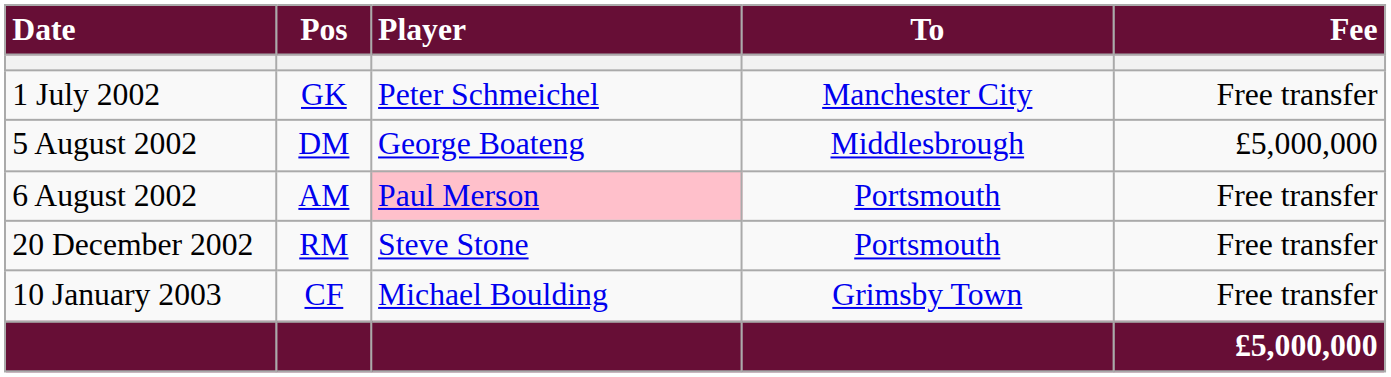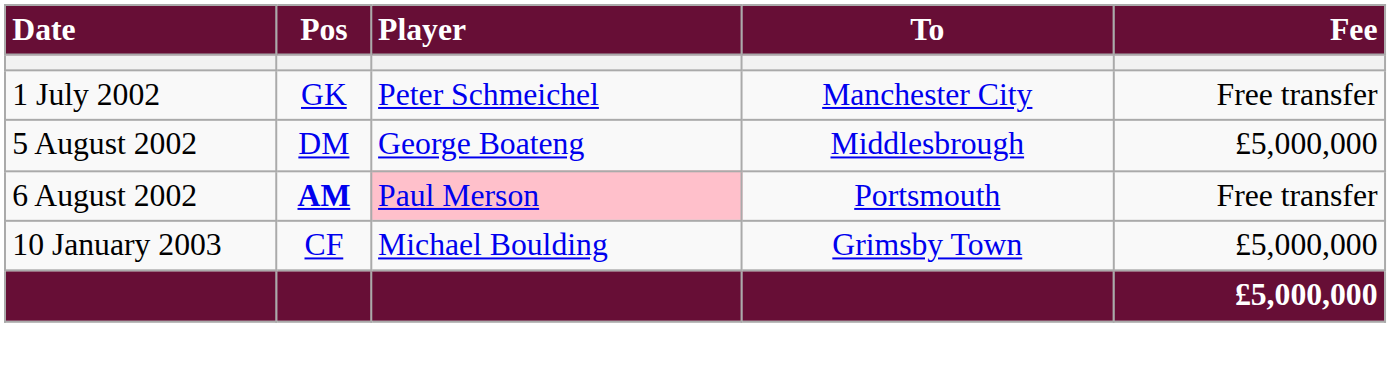(324, 194) normal -> (324, 194) bold
- row: (133, 245)
(1297, 295) Free transfer -> (1306, 245) £5,000,000
